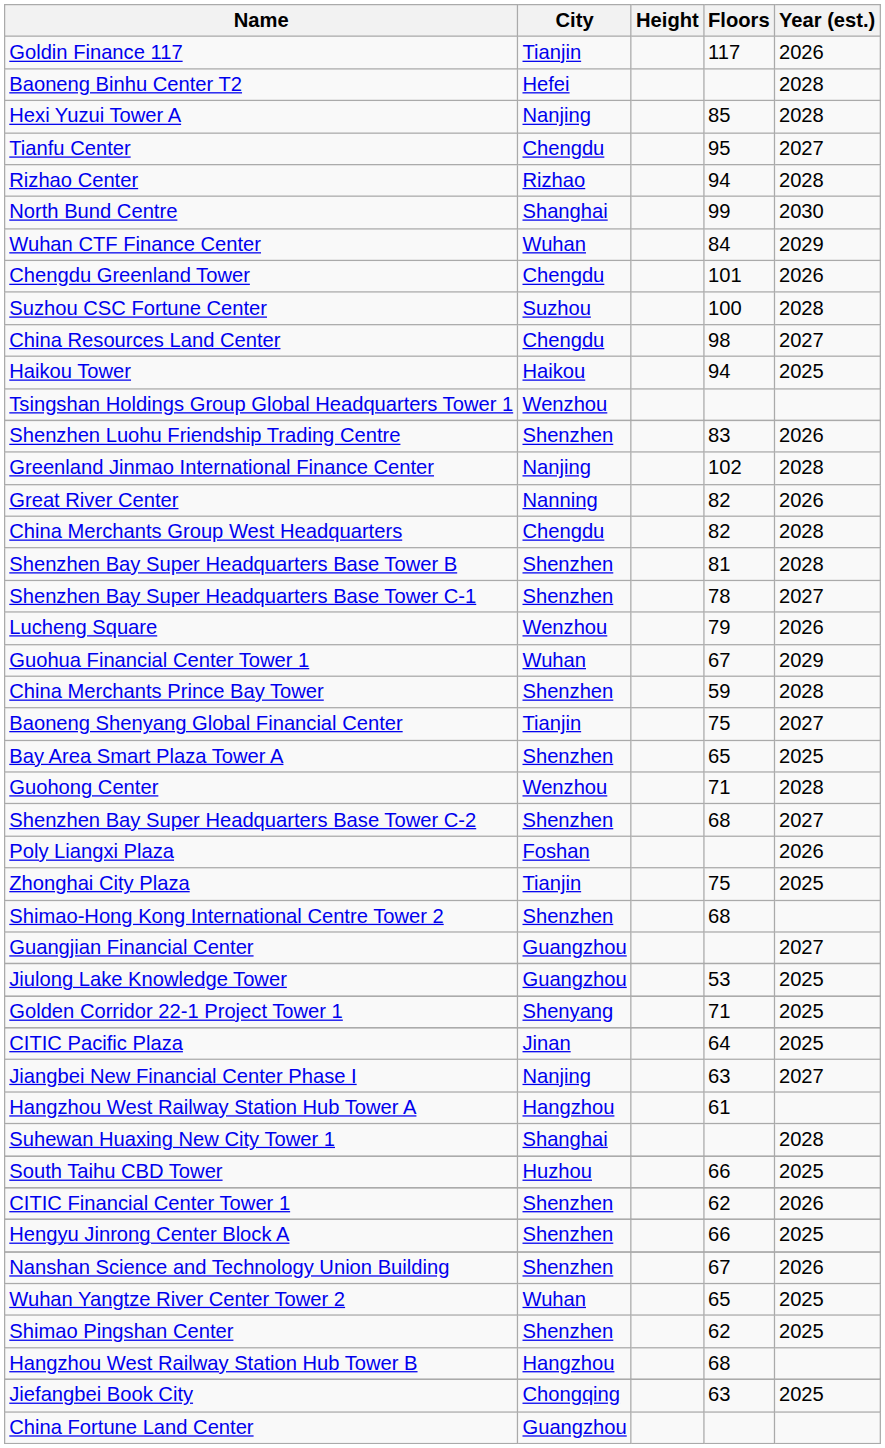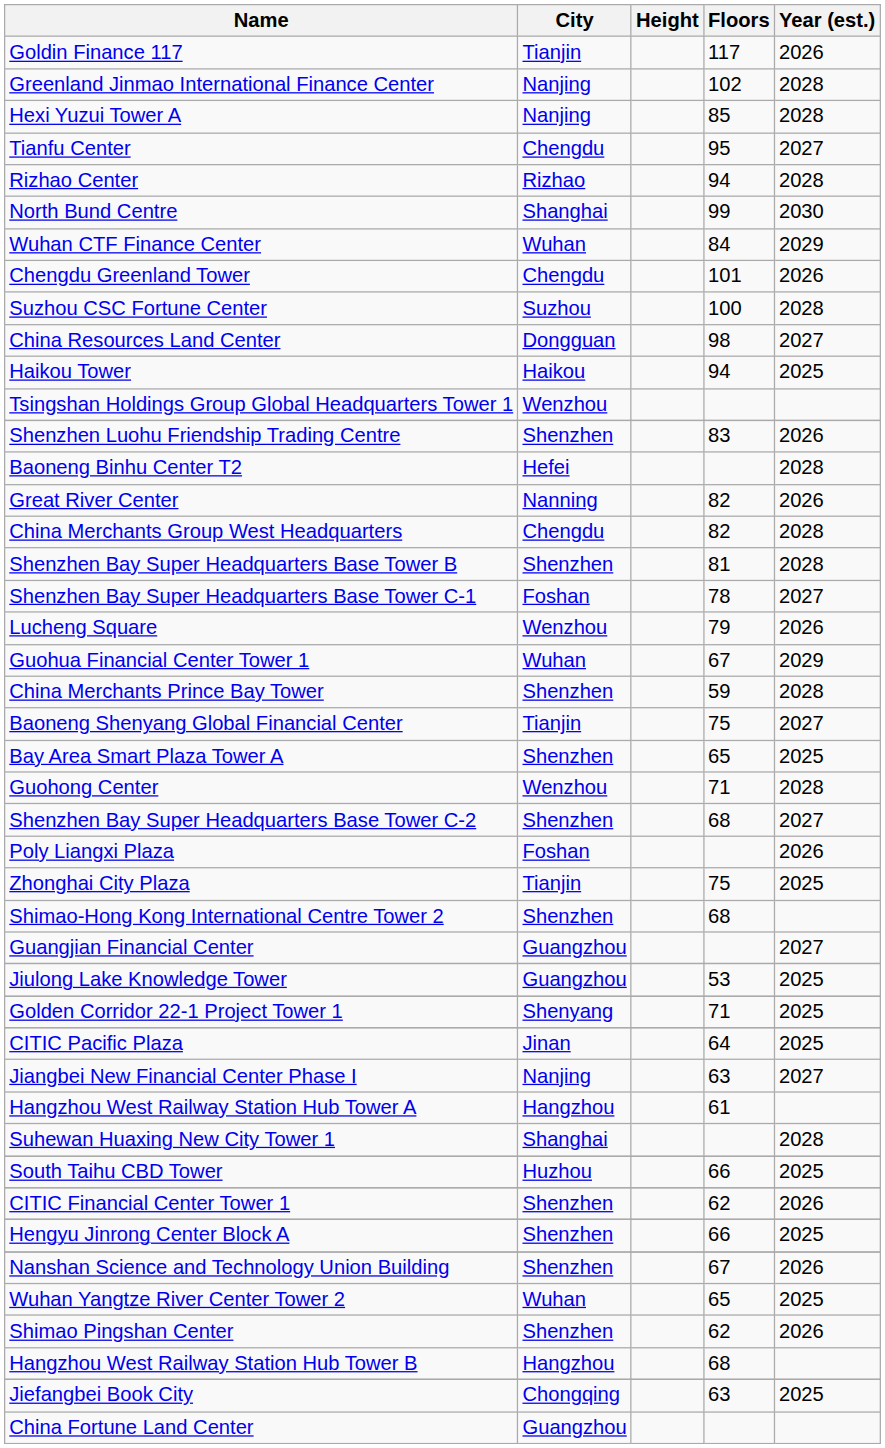rows swapped: (222, 468) <-> (126, 84)
(563, 340) Chengdu -> (569, 340) Dongguan
(568, 595) Shenzhen -> (556, 595) Foshan
(801, 1331) 2025 -> (801, 1331) 2026
